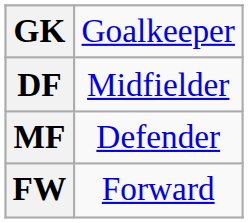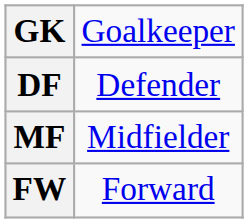(158, 83) Midfielder -> (158, 83) Defender
(158, 136) Defender -> (158, 136) Midfielder
